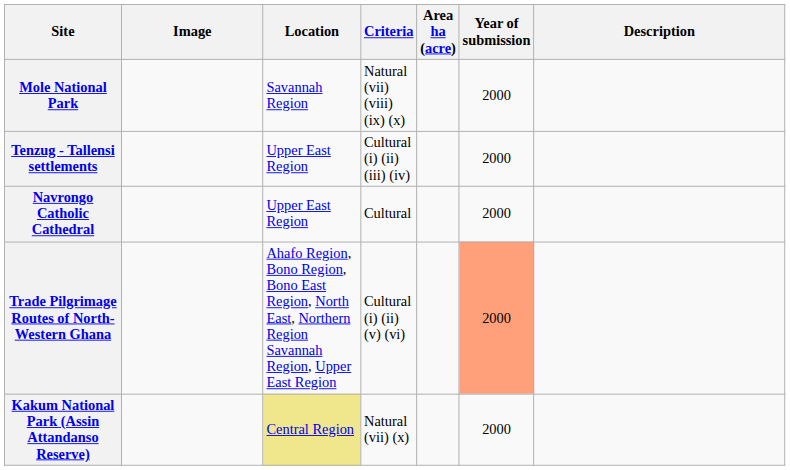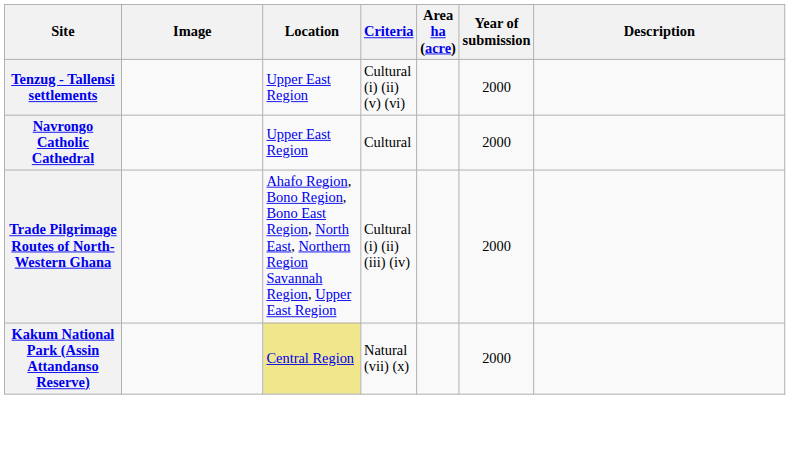- row: (63, 95)
(388, 158) Cultural (i) (ii) (iii) (iv) -> (388, 87) Cultural (i) (ii) (v) (vi)
(388, 317) Cultural (i) (ii) (v) (vi) -> (388, 246) Cultural (i) (ii) (iii) (iv)
(497, 317) lightsalmon background -> (497, 246) no background
